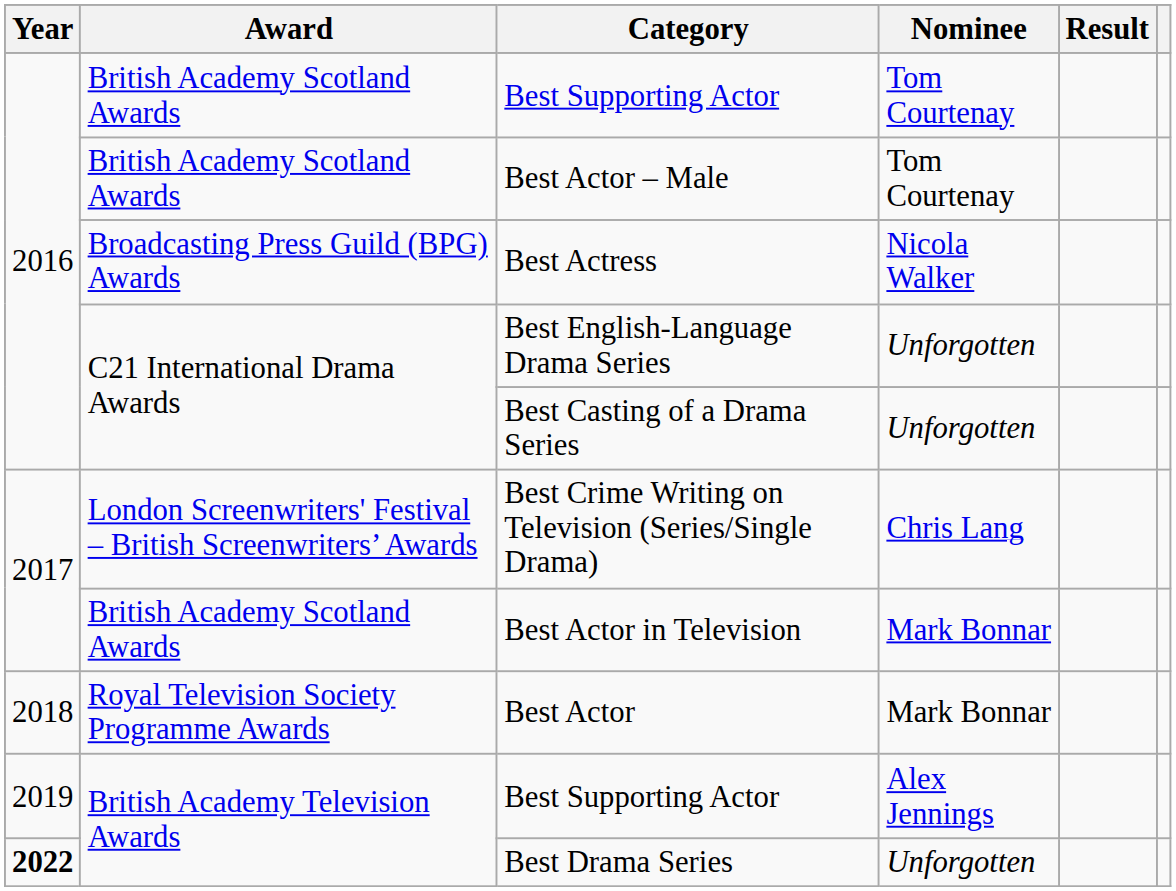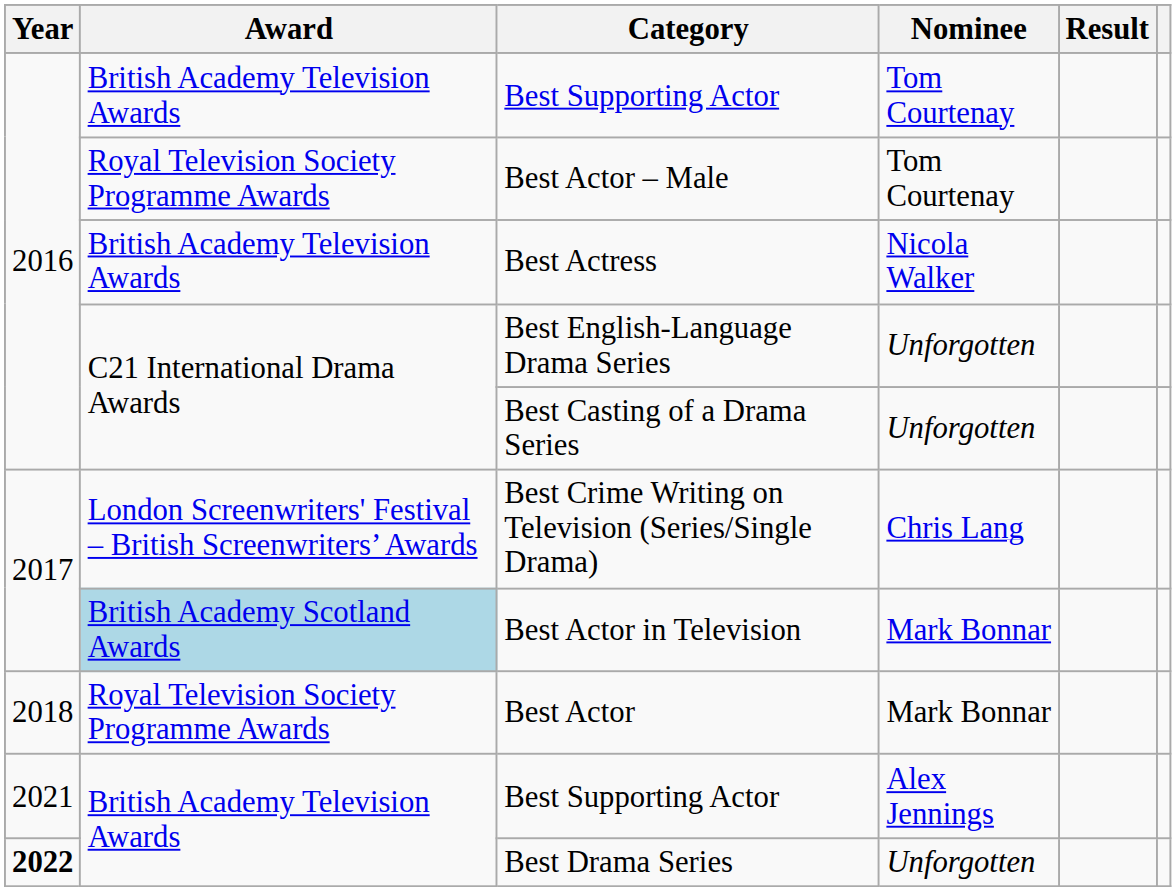(249, 94) British Academy Scotland Awards -> (259, 94) British Academy Television Awards
(249, 178) British Academy Scotland Awards -> (242, 178) Royal Television Society Programme Awards
(288, 261) Broadcasting Press Guild (BPG) Awards -> (259, 261) British Academy Television Awards
(249, 629) no background -> (249, 629) lightblue background
(43, 795) 2019 -> (43, 795) 2021
